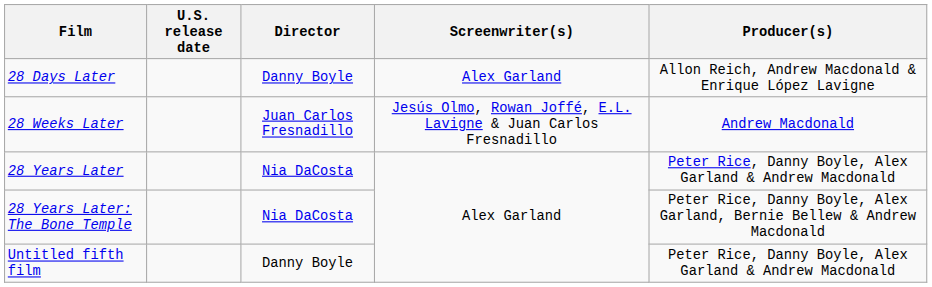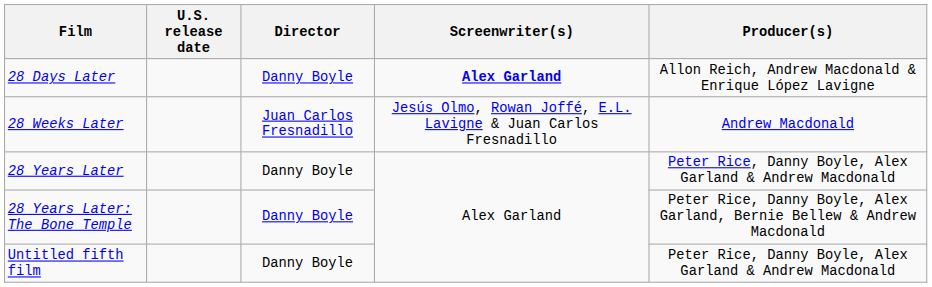(512, 78) normal -> (512, 78) bold
(308, 171) Nia DaCosta -> (308, 171) Danny Boyle
(308, 217) Nia DaCosta -> (308, 217) Danny Boyle
